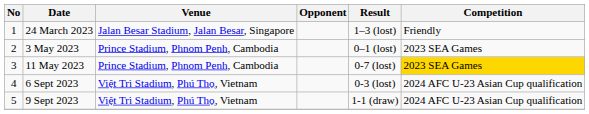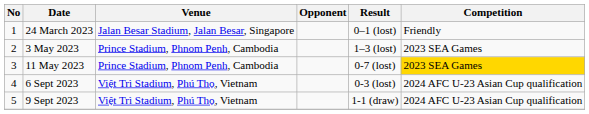(375, 30) 1–3 (lost) -> (375, 30) 0–1 (lost)
(375, 48) 0–1 (lost) -> (375, 48) 1–3 (lost)
